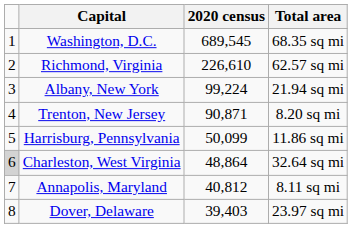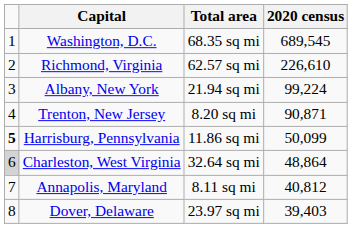columns swapped: (226, 16) <-> (308, 16)
(12, 138) normal -> (12, 138) bold
